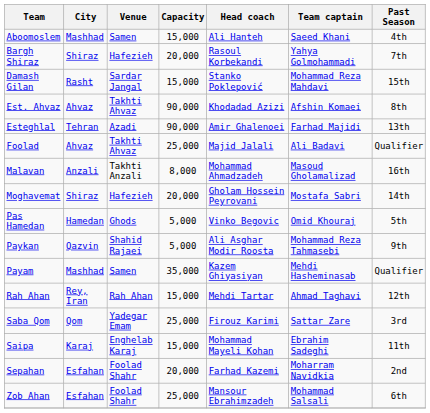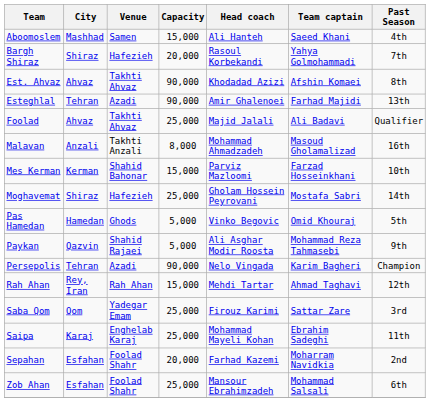- row: (23, 81)
+ row: (33, 171)
(183, 196) 20,000 -> (183, 196) 25,000
- row: (20, 271)
+ row: (33, 266)
(183, 346) 15,000 -> (183, 335) 25,000
